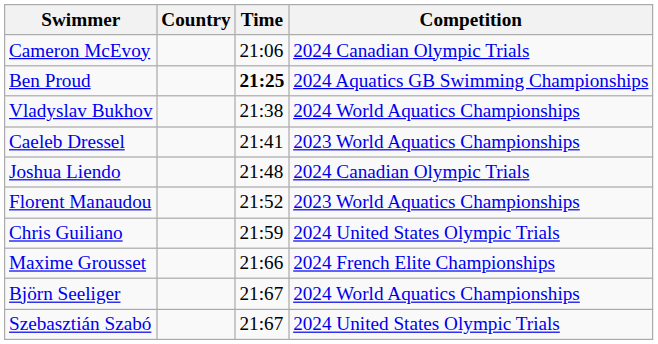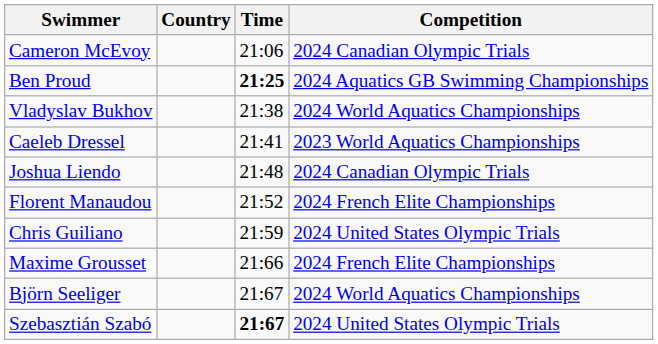(436, 202) 2023 World Aquatics Championships -> (424, 202) 2024 French Elite Championships
(261, 324) normal -> (262, 324) bold
